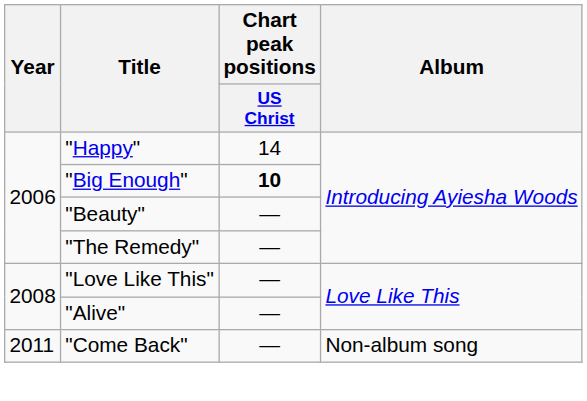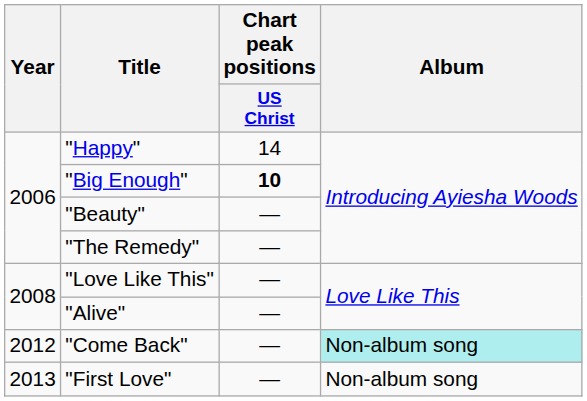(32, 345) 2011 -> (33, 345) 2012
(402, 345) no background -> (402, 345) paleturquoise background
+ row: (118, 378)
